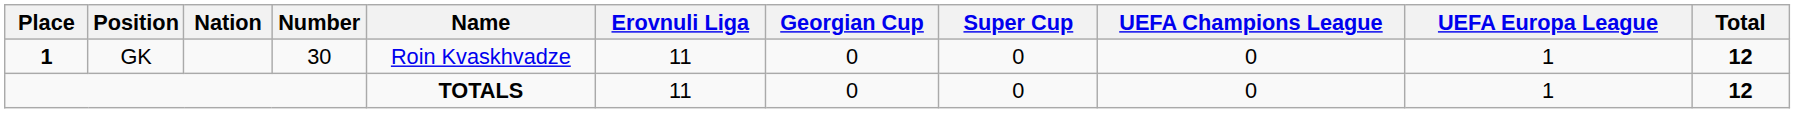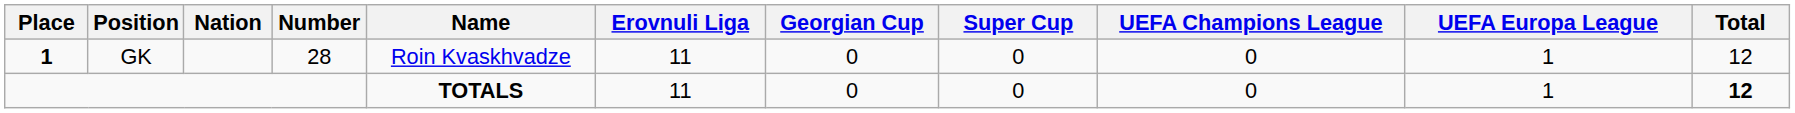(319, 57) 30 -> (319, 57) 28
(1741, 57) bold -> (1741, 57) normal
